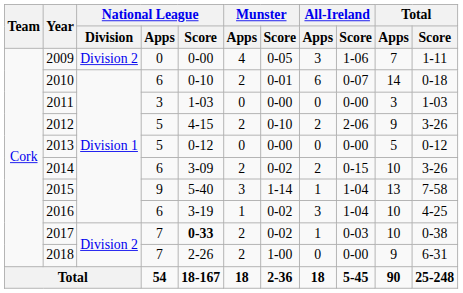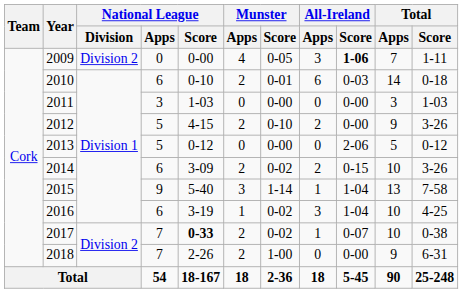(356, 59) normal -> (356, 59) bold
(356, 80) 0-07 -> (356, 80) 0-03
(356, 124) 2-06 -> (356, 124) 0-00
(356, 146) 0-00 -> (356, 146) 2-06
(356, 233) 0-03 -> (356, 233) 0-07
